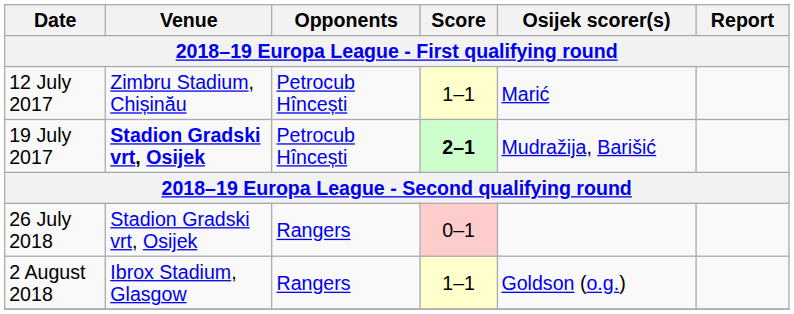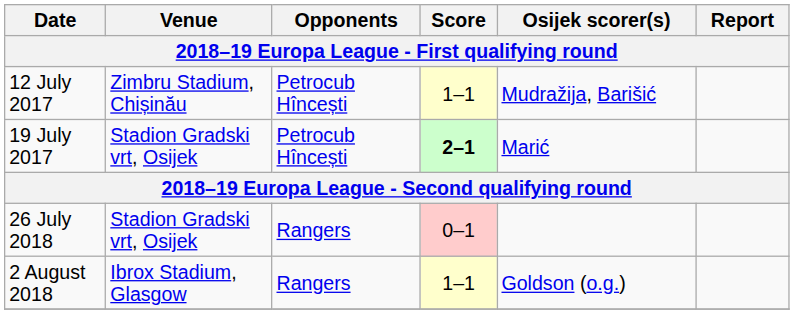(525, 93) Marić -> (579, 93) Mudražija, Barišić
(185, 146) bold -> (180, 146) normal
(579, 146) Mudražija, Barišić -> (525, 146) Marić
